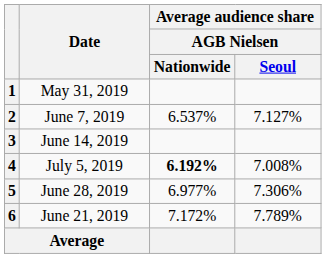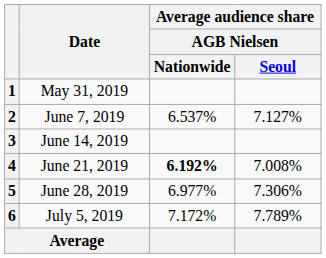(84, 166) July 5, 2019 -> (84, 166) June 21, 2019
(84, 215) June 21, 2019 -> (84, 215) July 5, 2019
